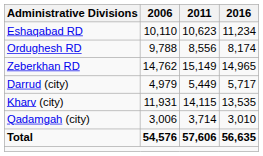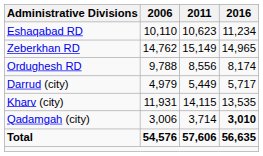rows swapped: (44, 48) <-> (43, 66)
(242, 119) normal -> (242, 119) bold
